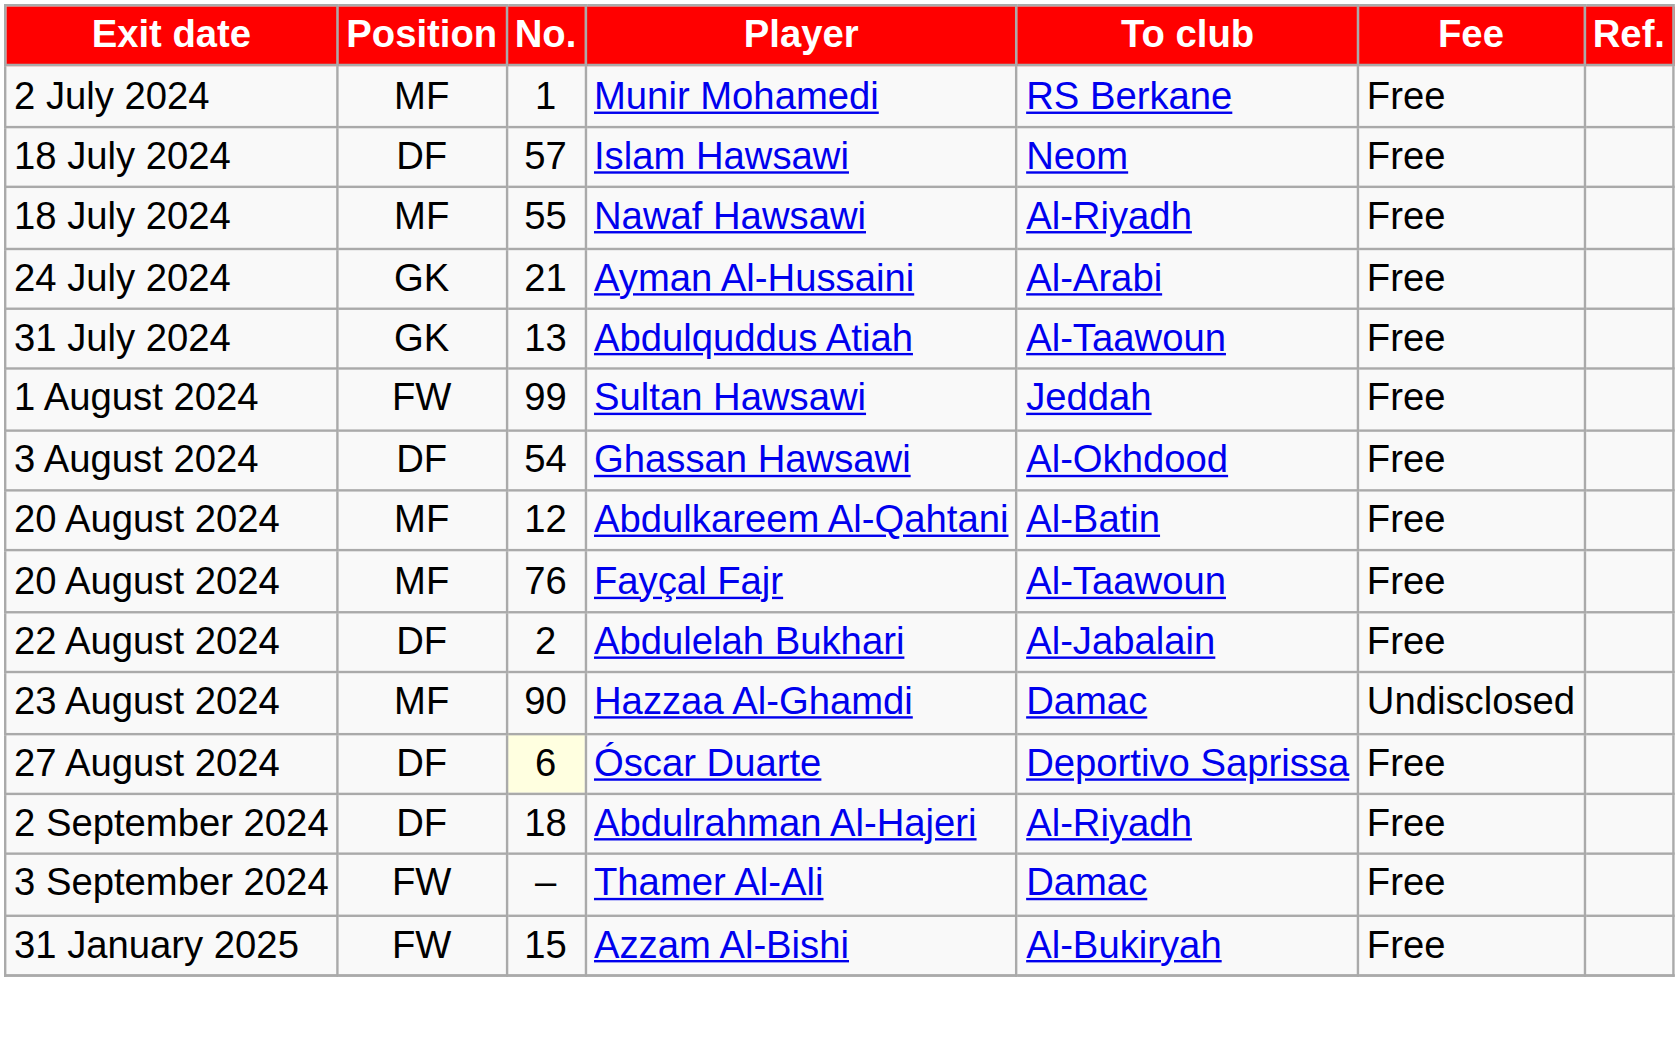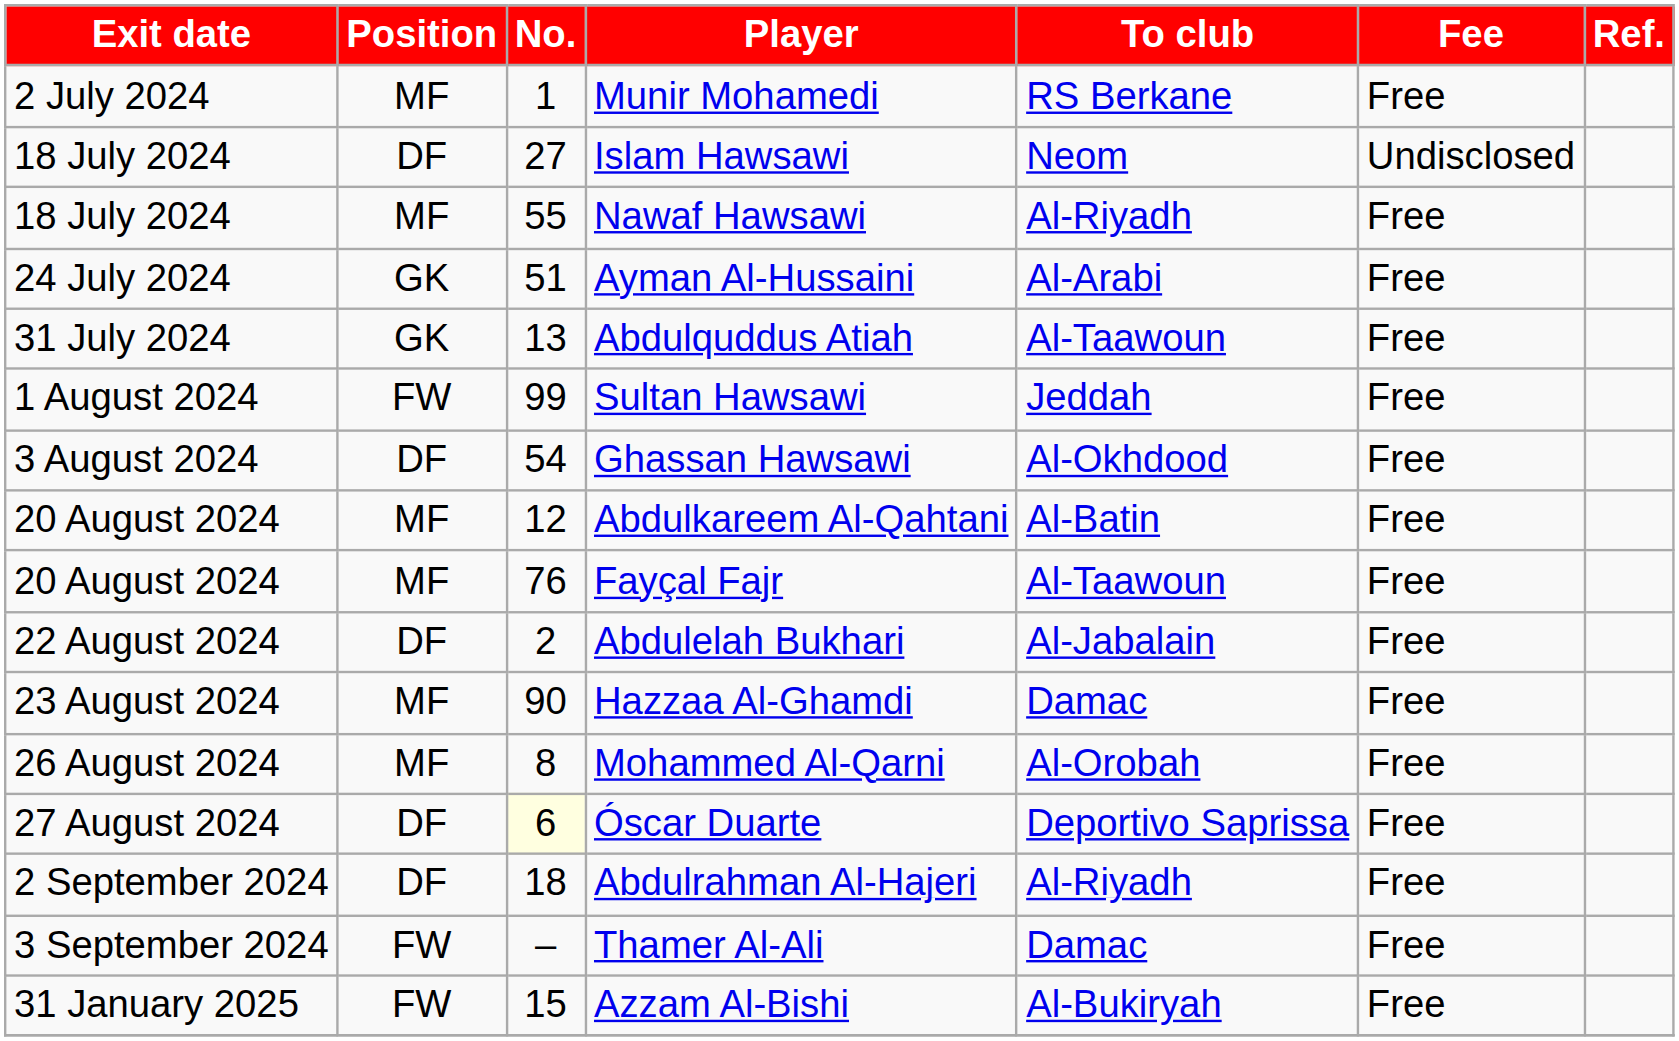(546, 156) 57 -> (546, 156) 27
(1406, 156) Free -> (1471, 156) Undisclosed
(546, 277) 21 -> (546, 277) 51
(1471, 701) Undisclosed -> (1406, 701) Free
+ row: (769, 762)
